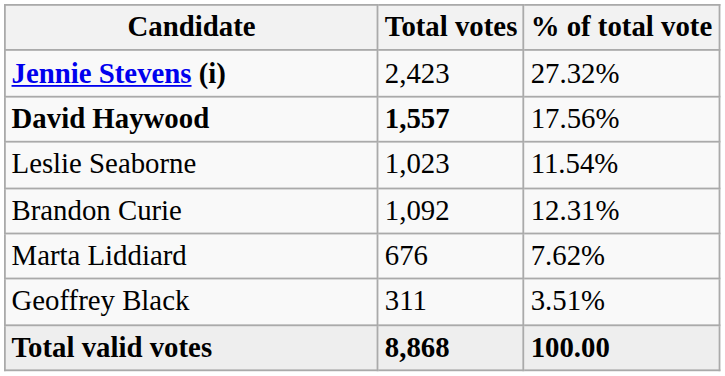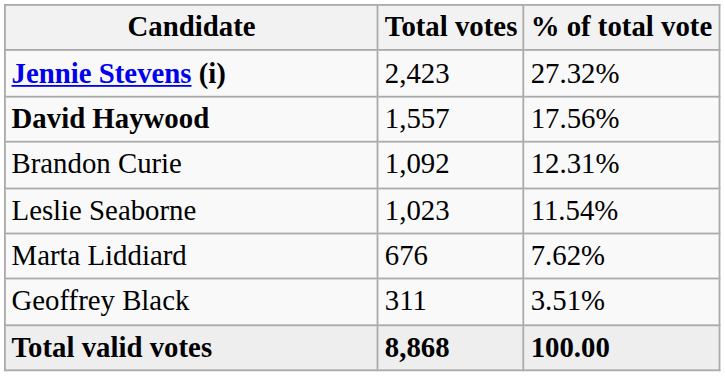(417, 118) bold -> (417, 118) normal
rows swapped: (97, 210) <-> (104, 164)
